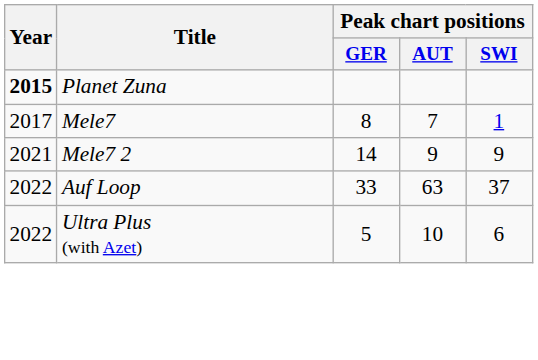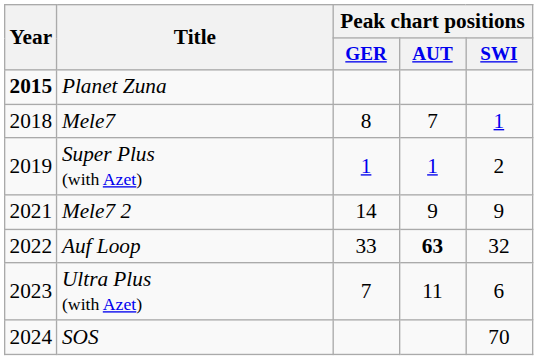(31, 120) 2017 -> (31, 120) 2018
+ row: (108, 166)
(432, 187) normal -> (432, 245) bold
(499, 187) 37 -> (499, 245) 32
(31, 233) 2022 -> (31, 291) 2023
(366, 233) 5 -> (366, 291) 7
(432, 233) 10 -> (432, 291) 11
+ row: (80, 337)
